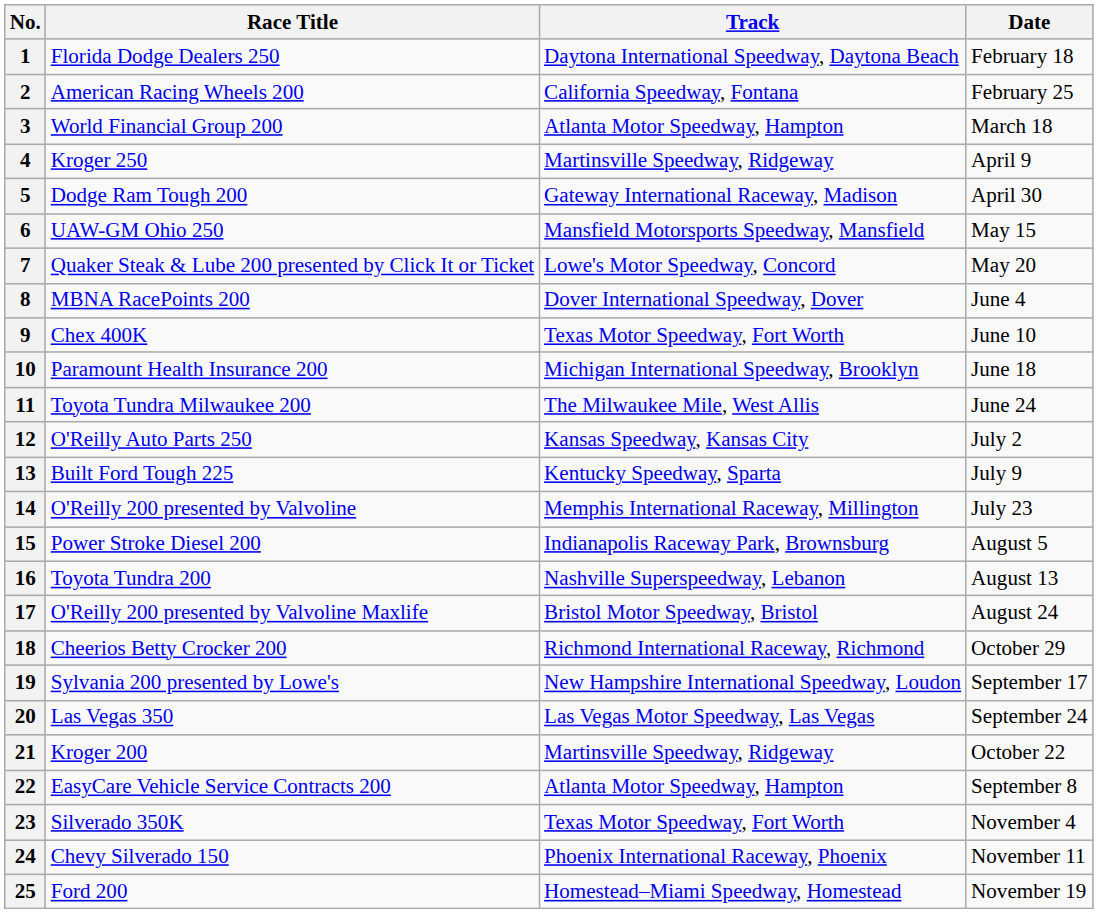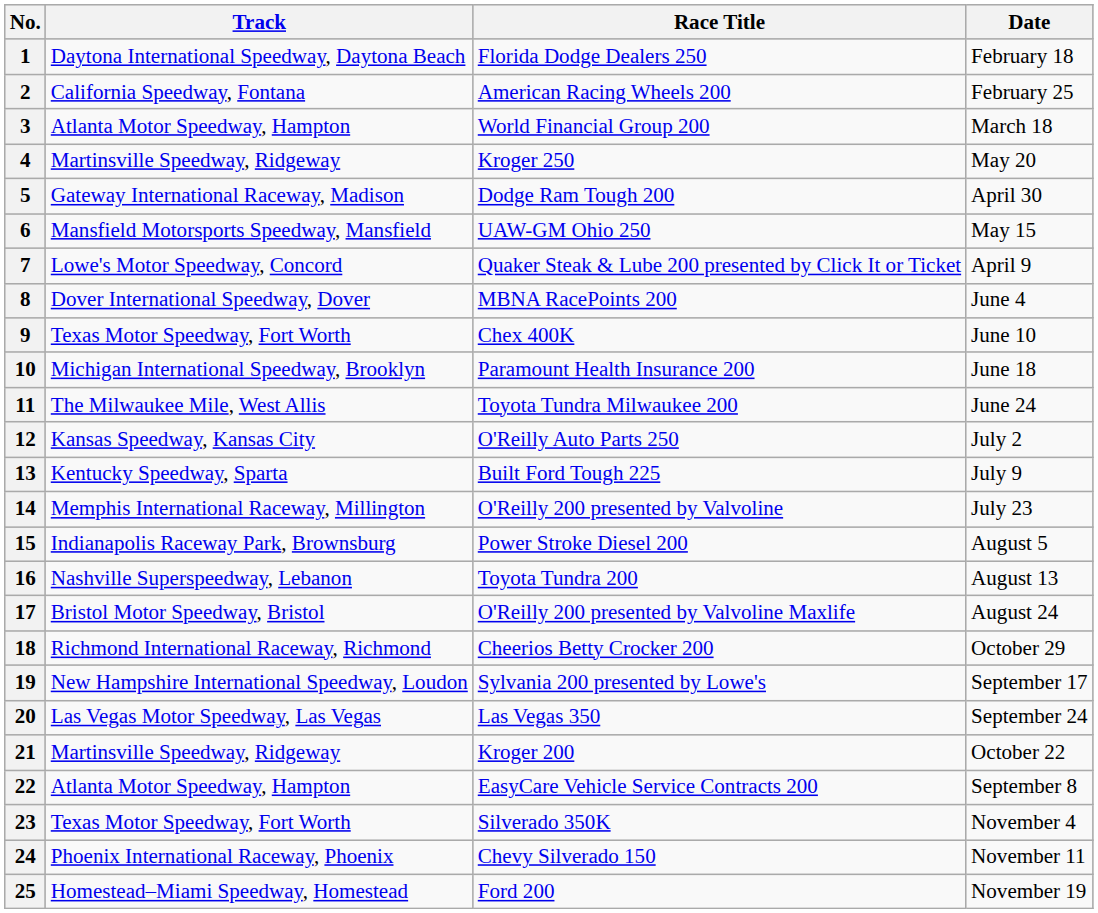columns swapped: (292, 21) <-> (753, 21)
(1001, 160) April 9 -> (1004, 160) May 20
(1004, 264) May 20 -> (1001, 264) April 9
